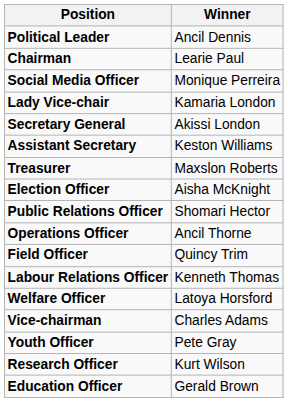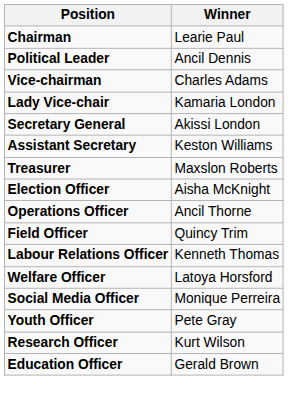rows swapped: (58, 37) <-> (39, 59)
rows swapped: (55, 320) <-> (73, 80)
- row: (85, 211)
